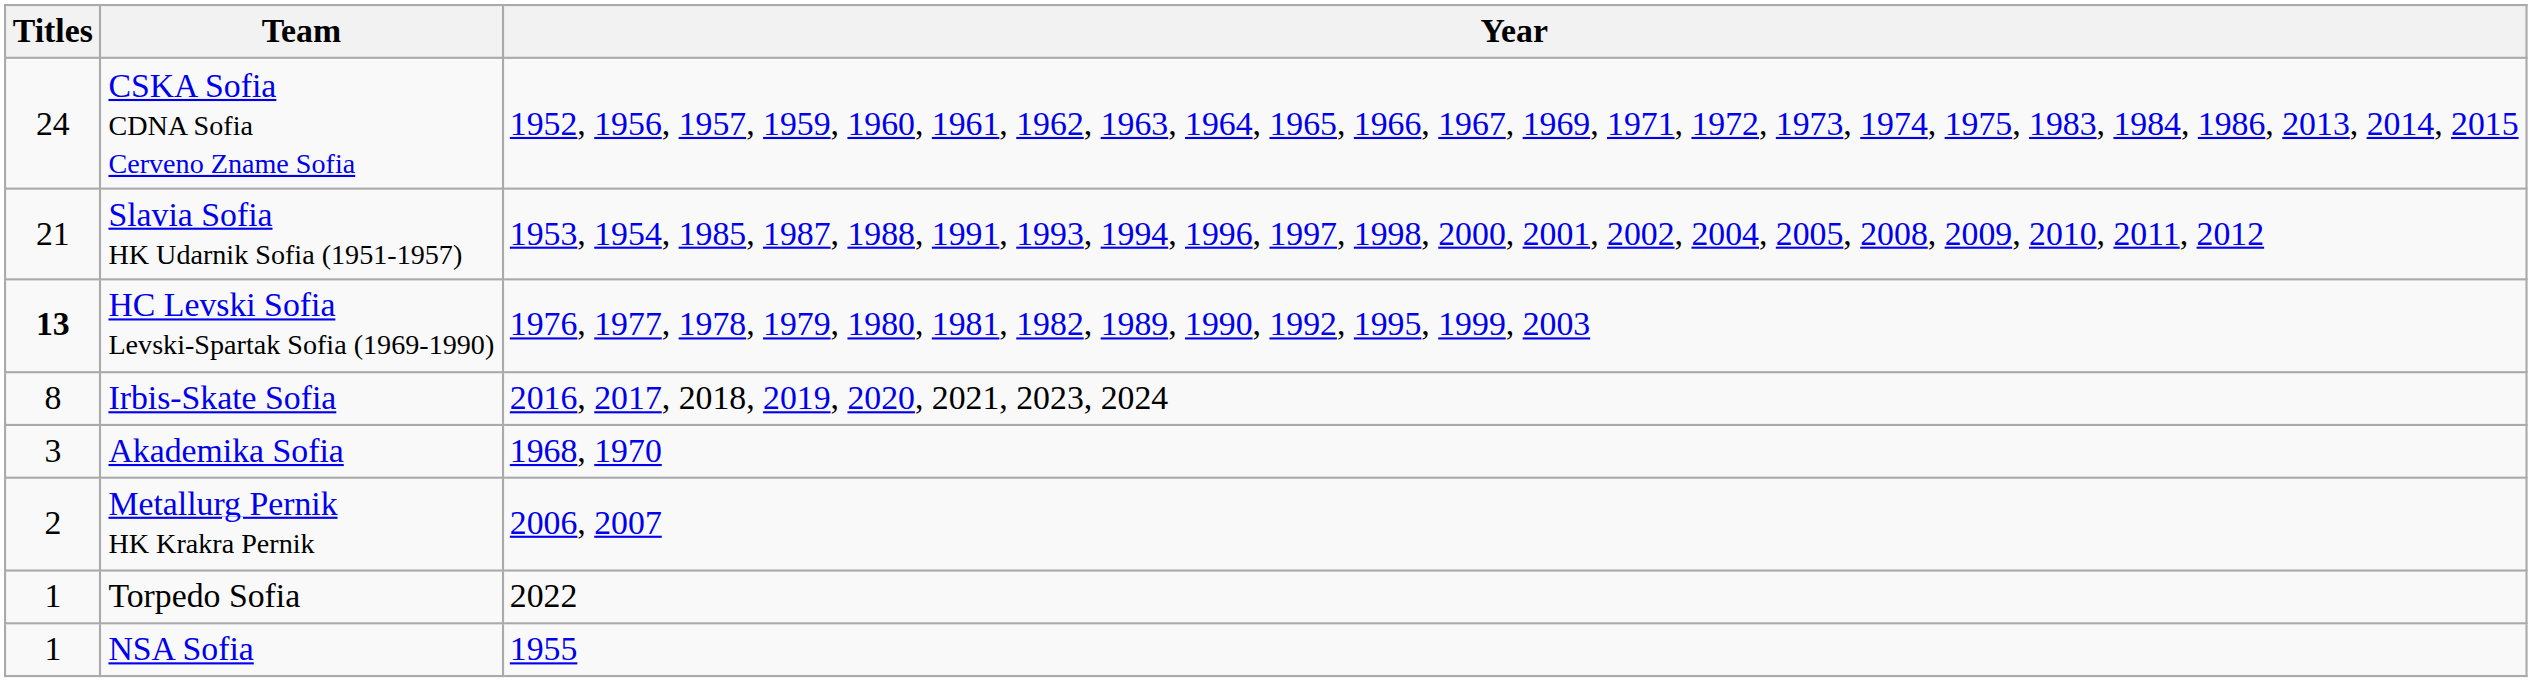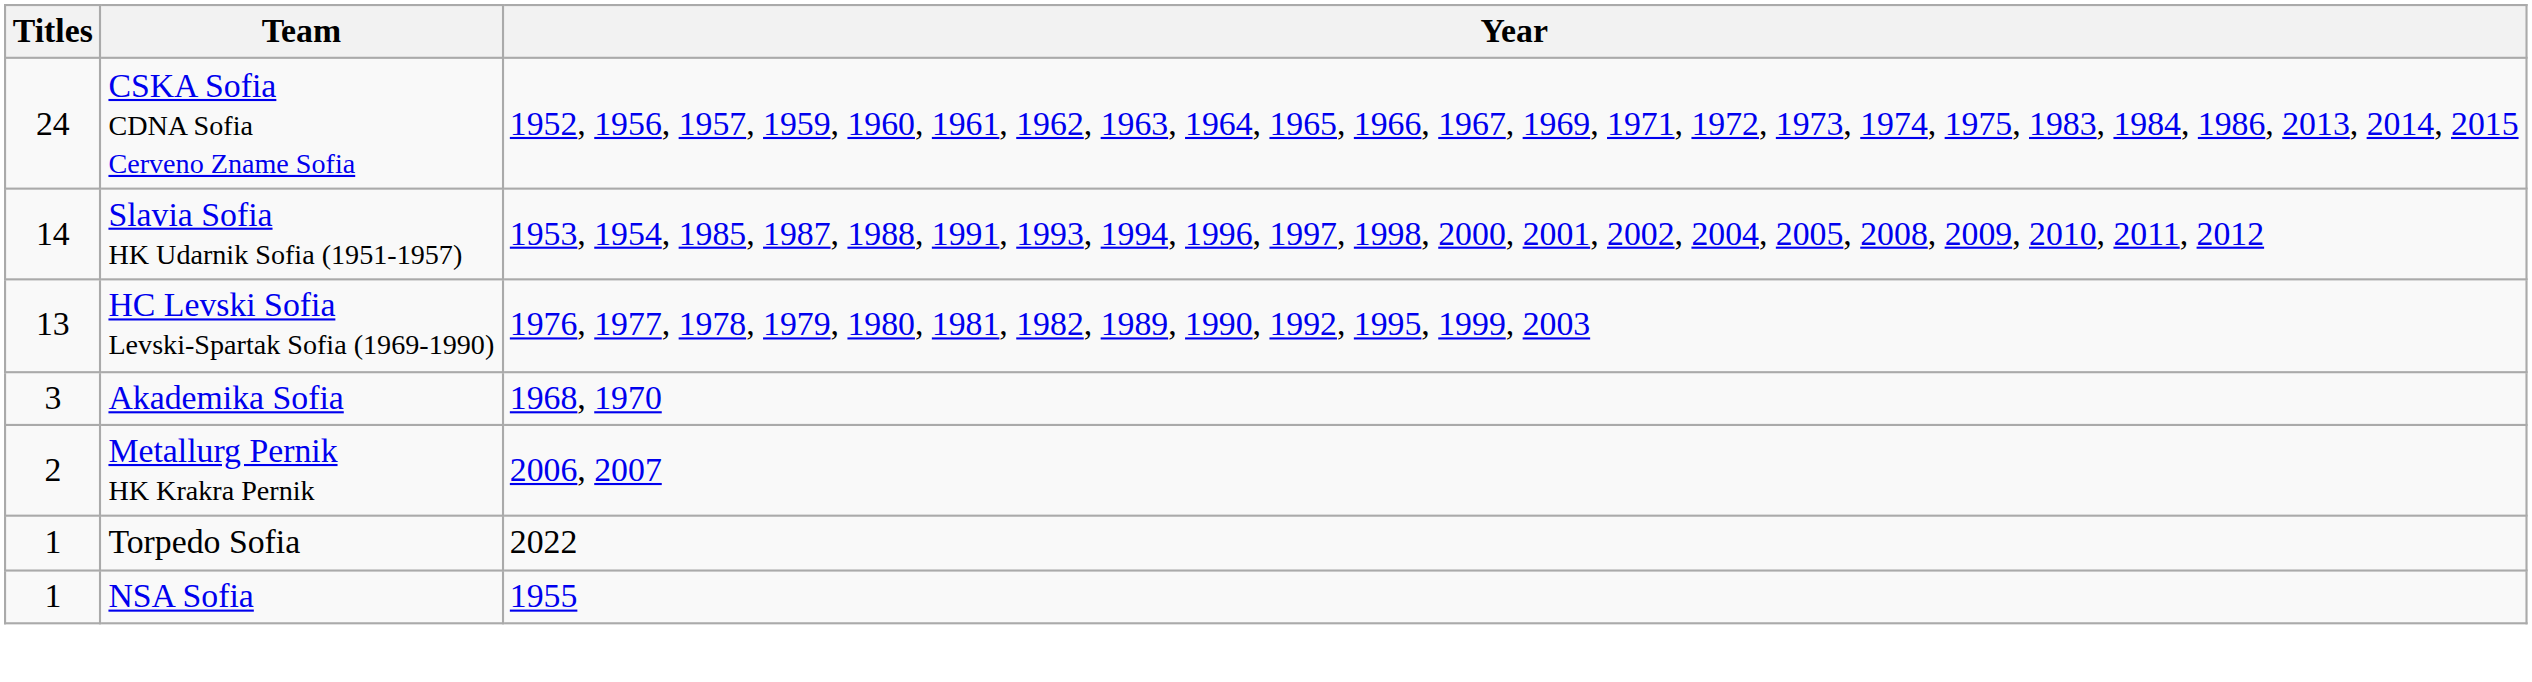(53, 233) 21 -> (53, 233) 14
(53, 324) bold -> (53, 324) normal
- row: (222, 397)
